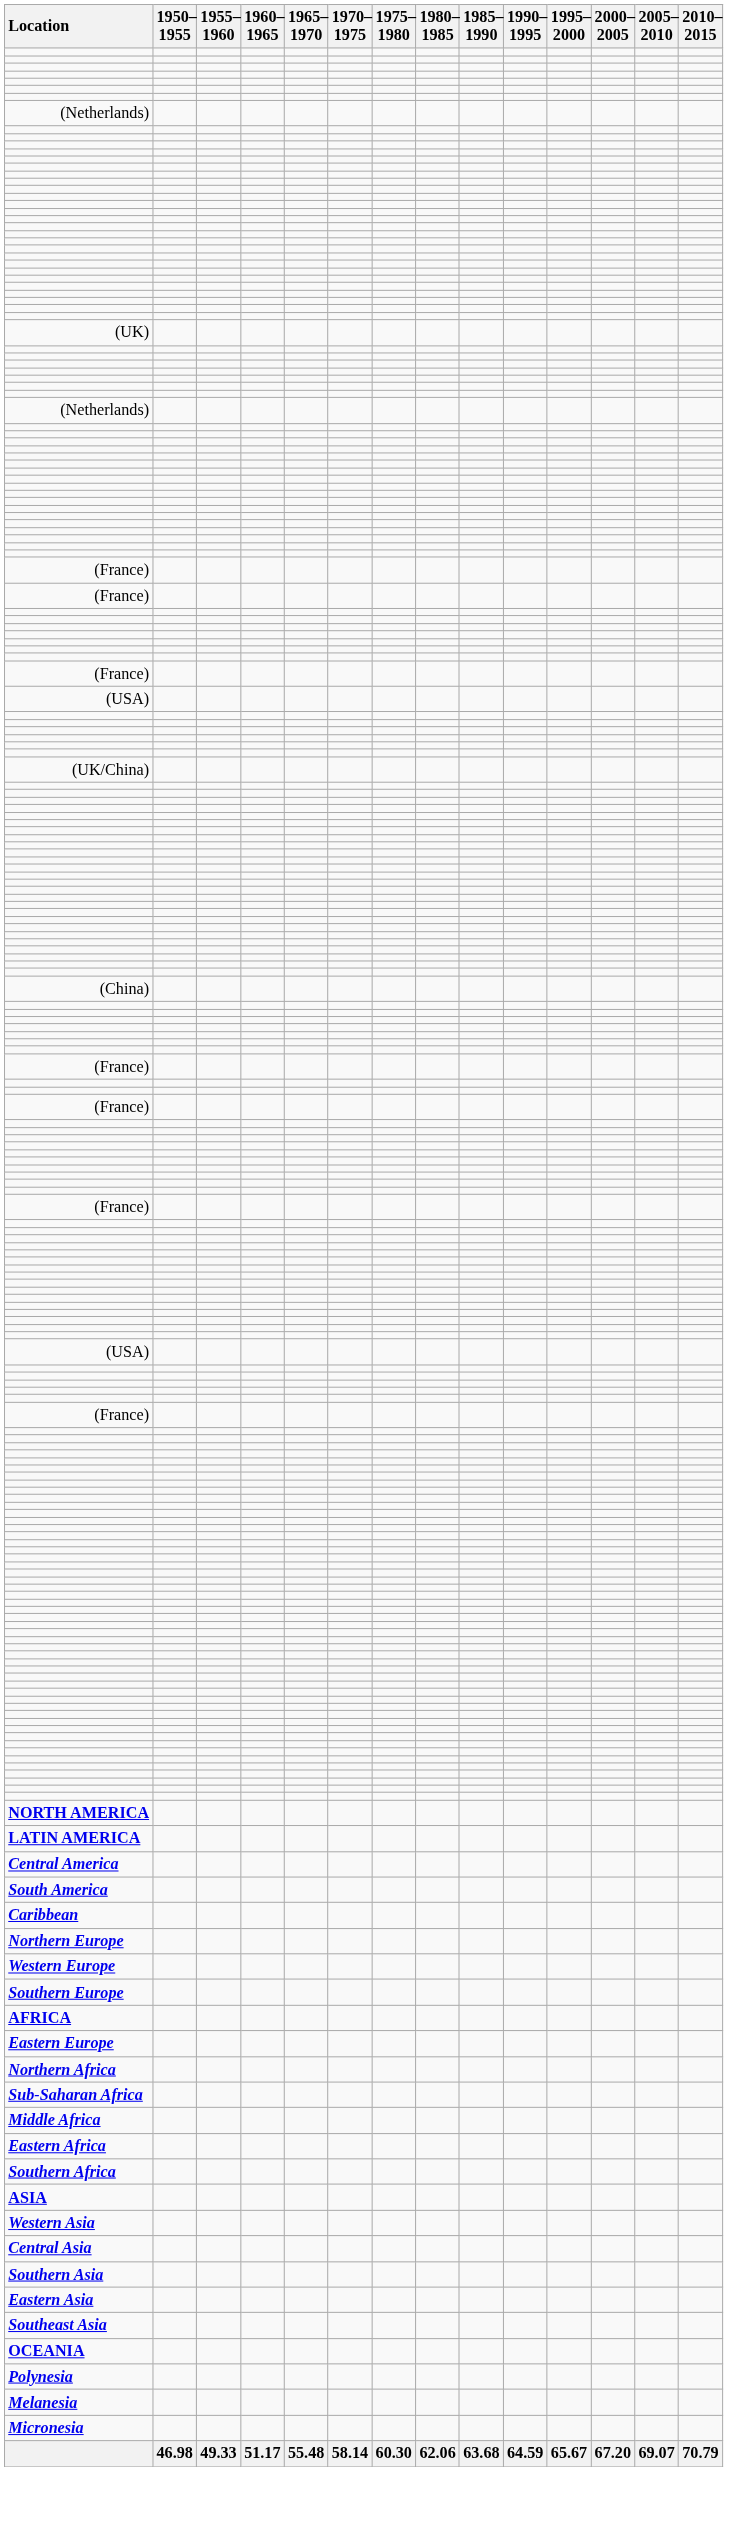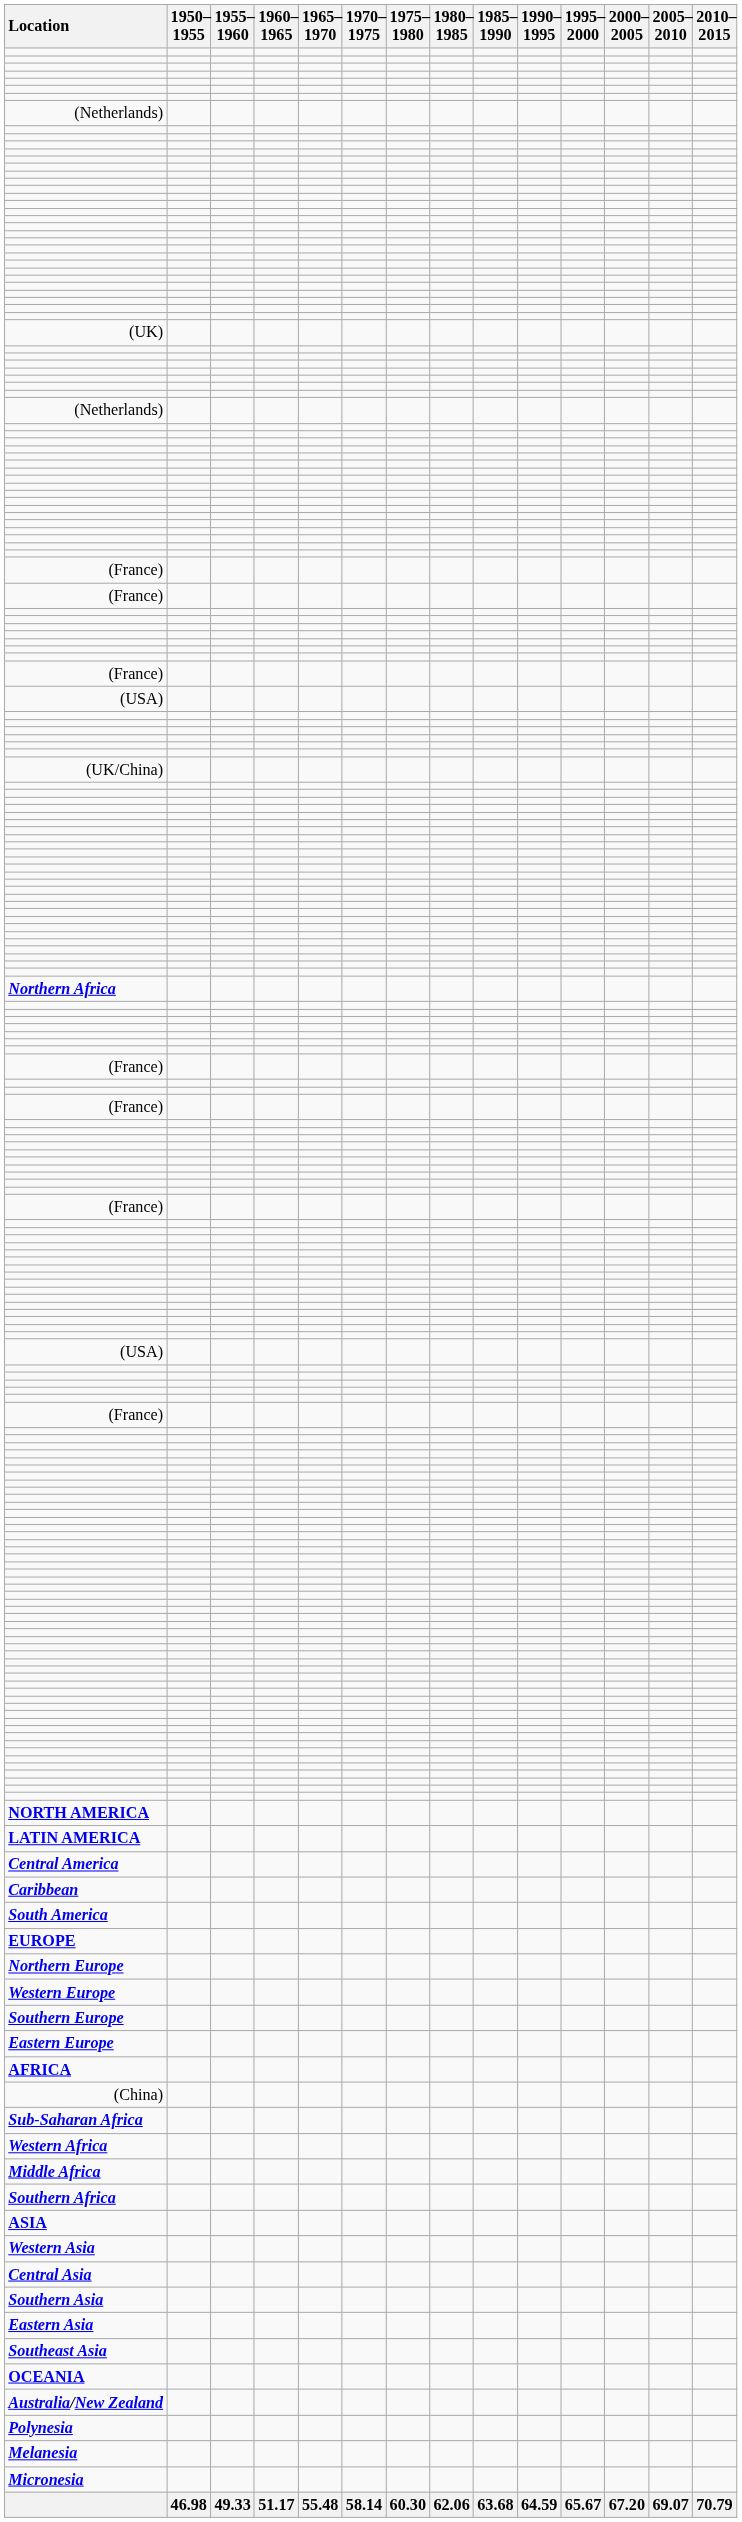rows swapped: (124, 988) <-> (62, 2069)
rows swapped: (43, 1915) <-> (58, 1889)
+ row: (42, 1940)
rows swapped: (61, 2043) <-> (40, 2017)
+ row: (58, 2146)
- row: (57, 2146)
+ row: (86, 2402)
